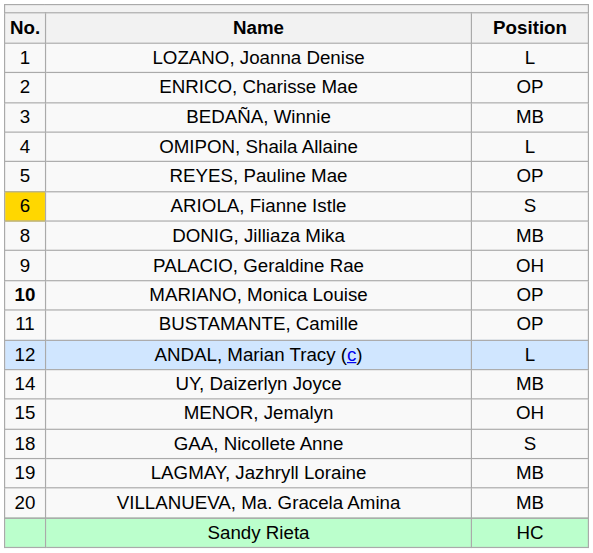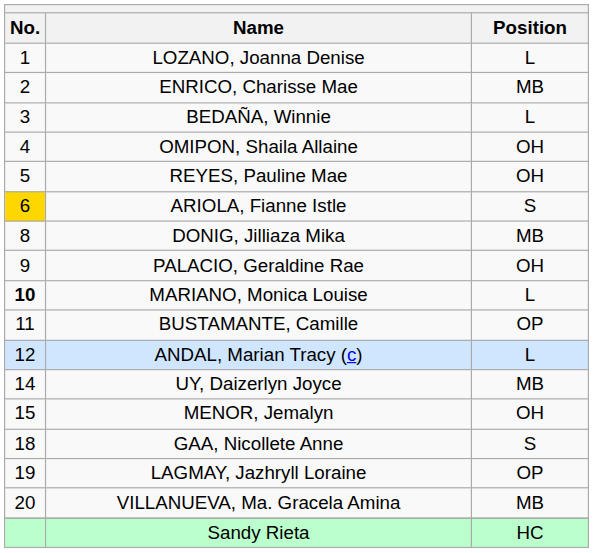(530, 87) OP -> (530, 87) MB
(530, 117) MB -> (530, 117) L
(530, 146) L -> (530, 146) OH
(530, 176) OP -> (530, 176) OH
(530, 295) OP -> (530, 295) L
(530, 473) MB -> (530, 473) OP
